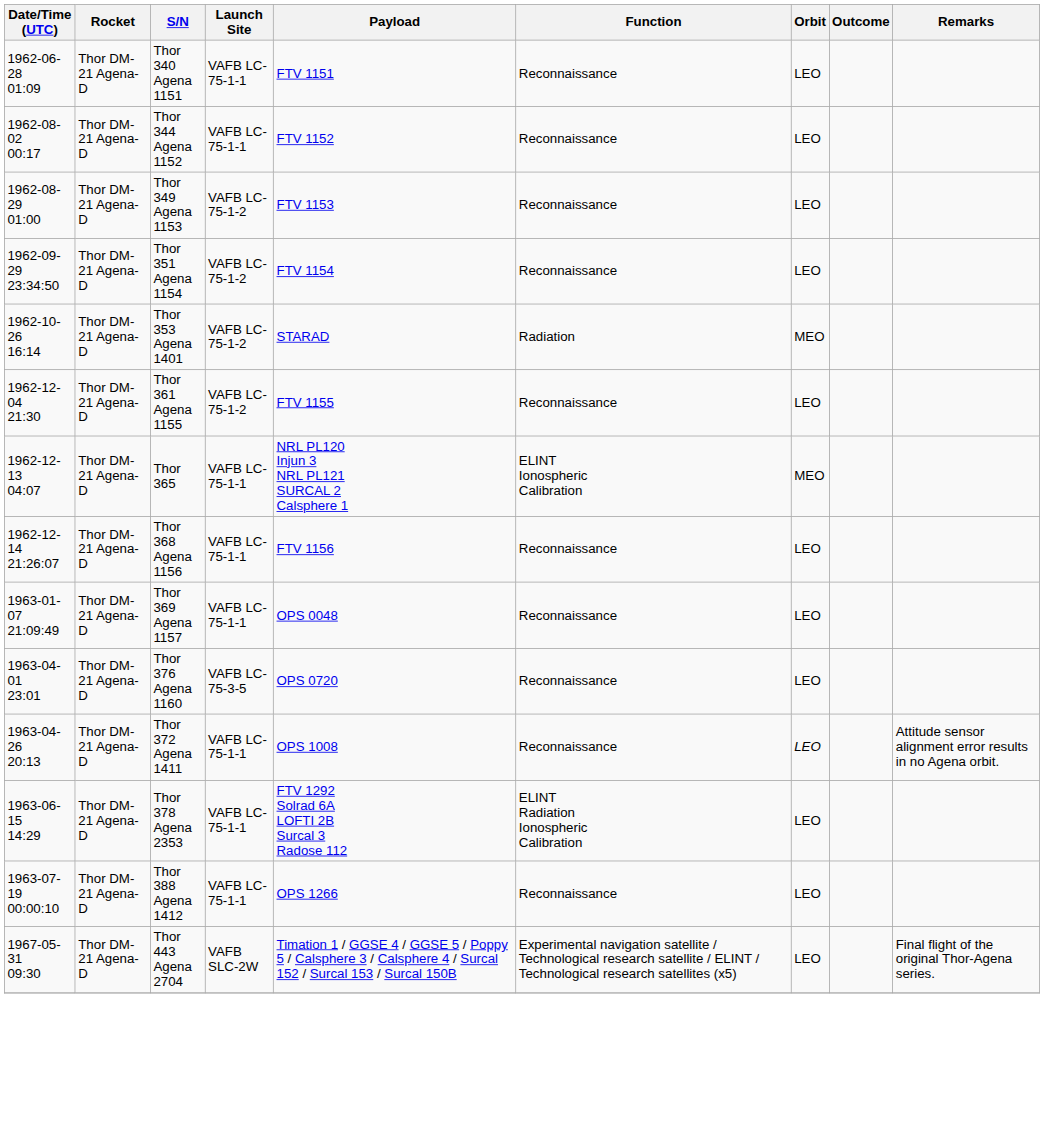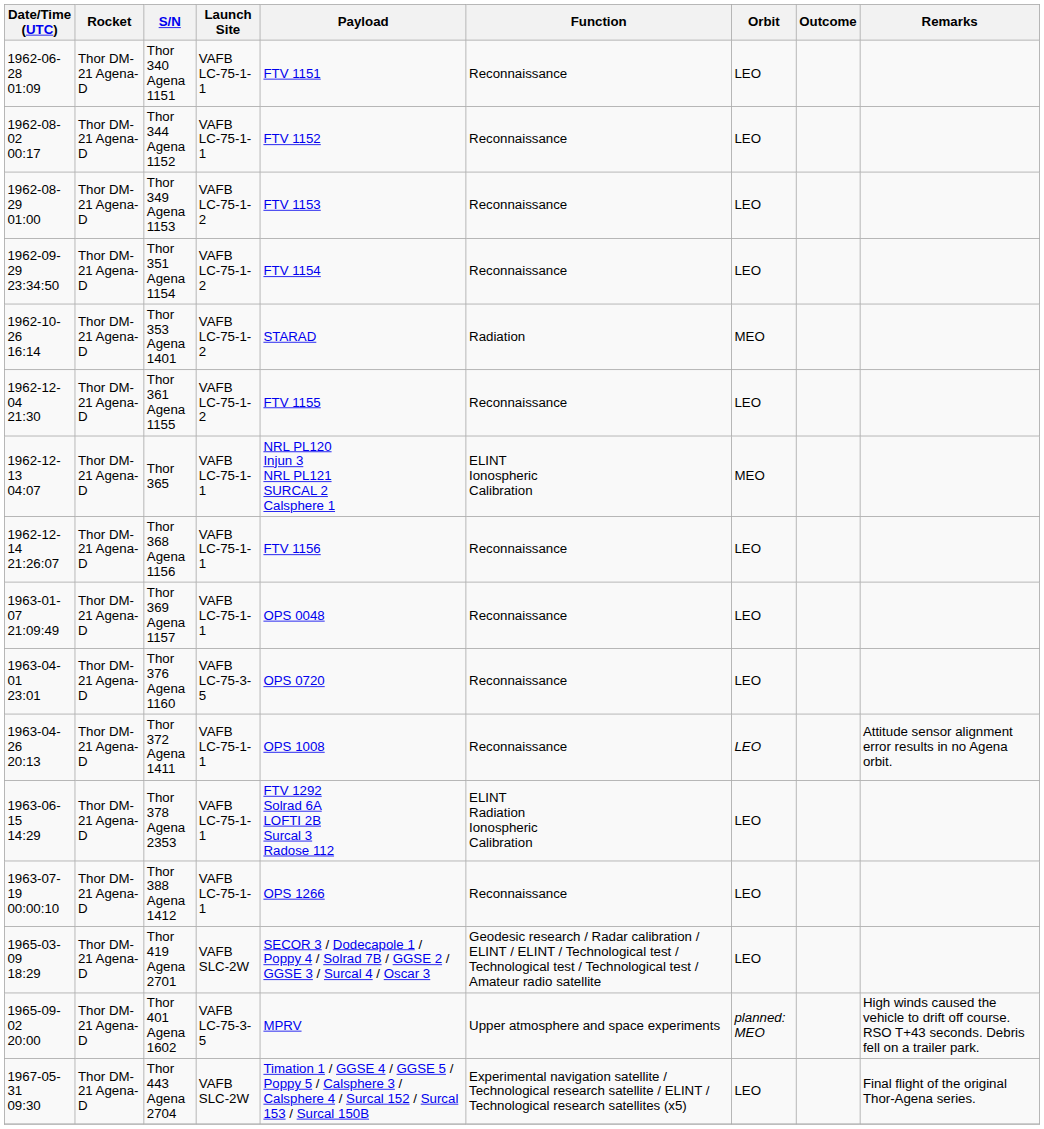+ row: (166, 959)
+ row: (166, 1025)
